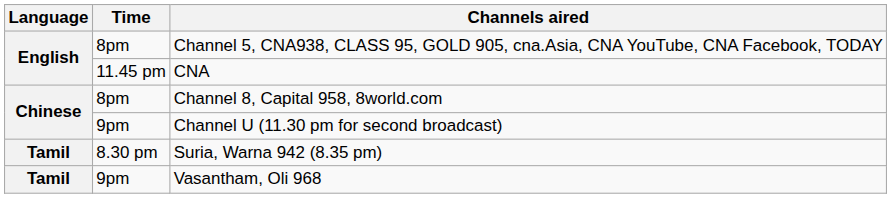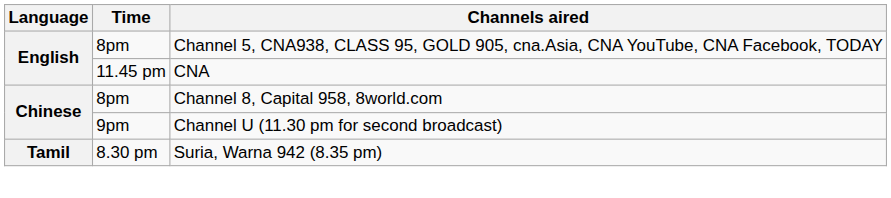- row: (247, 179)
